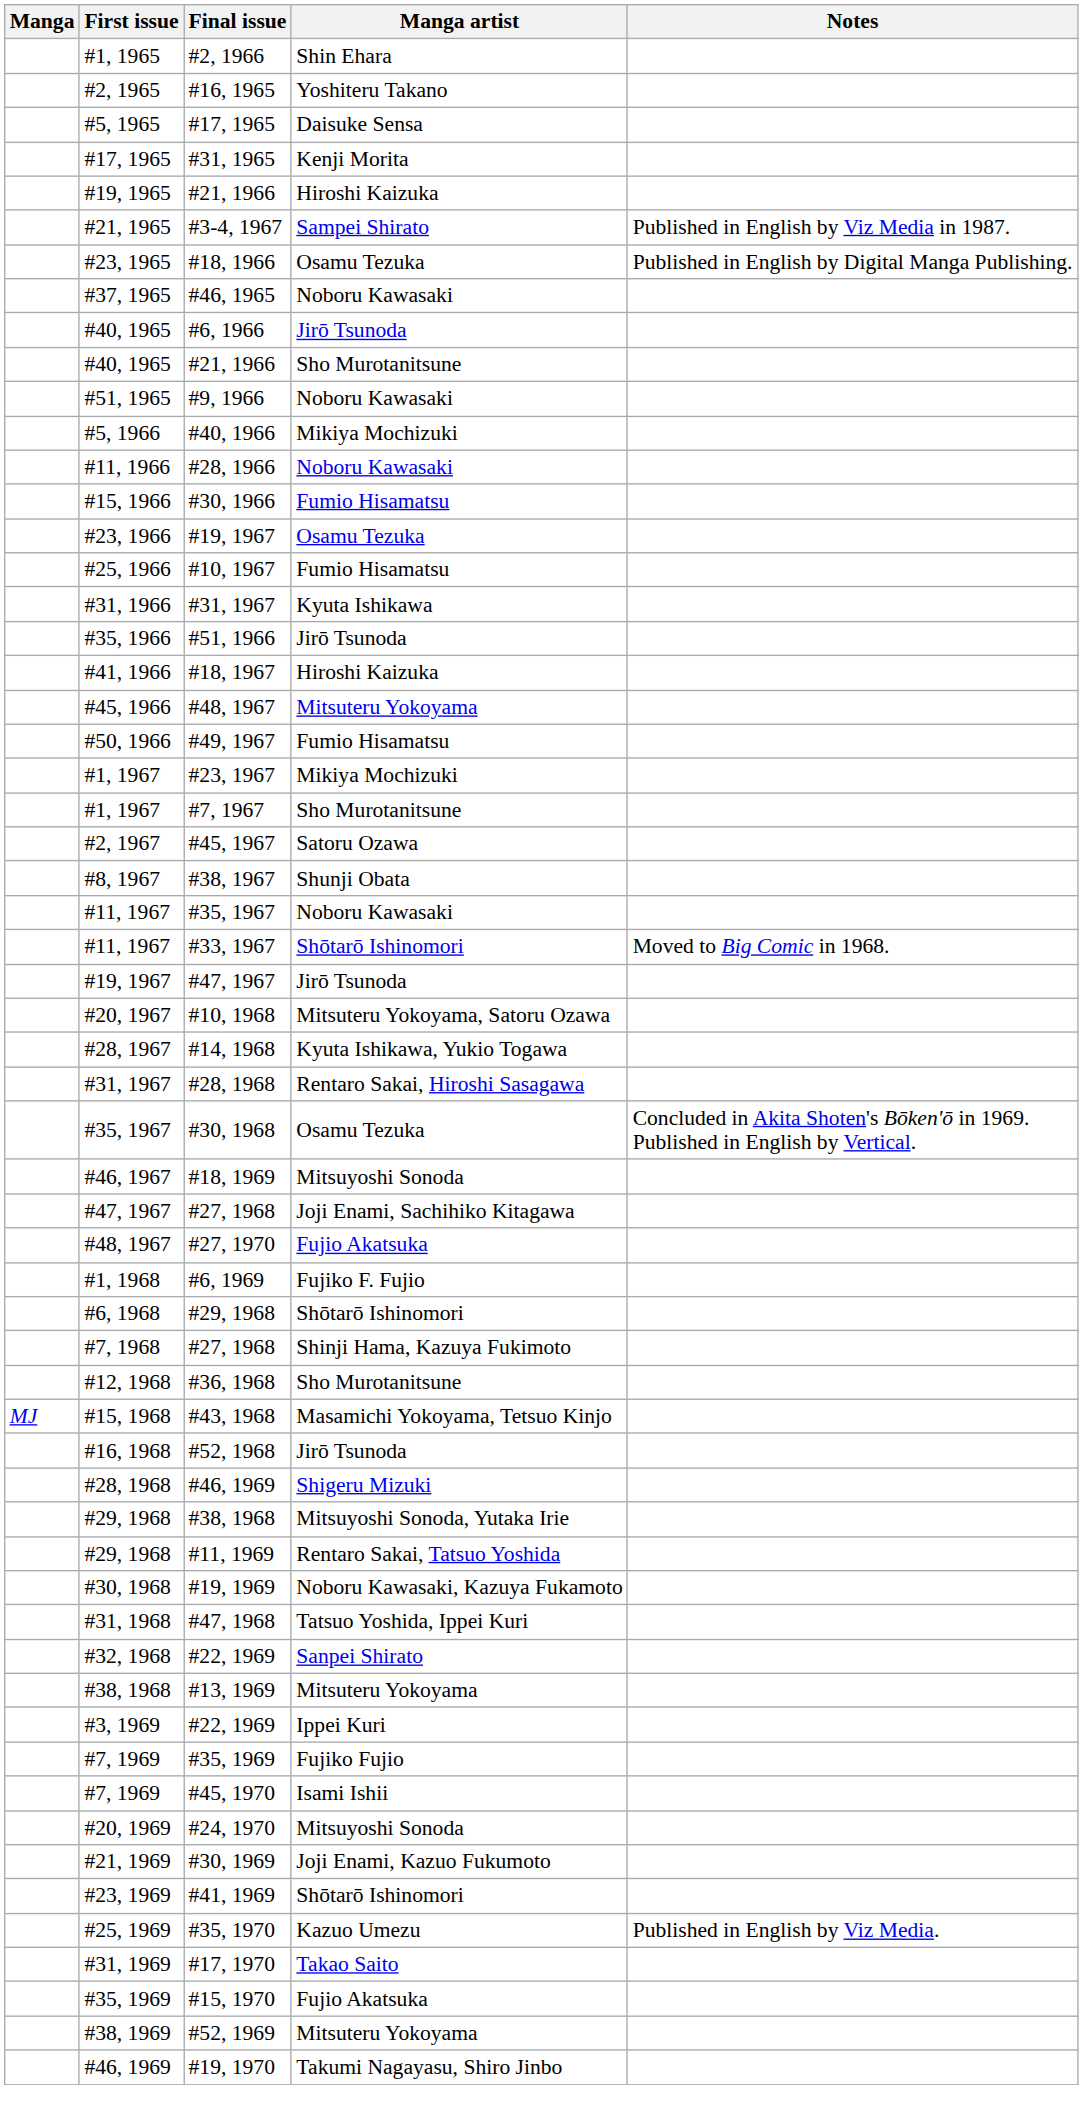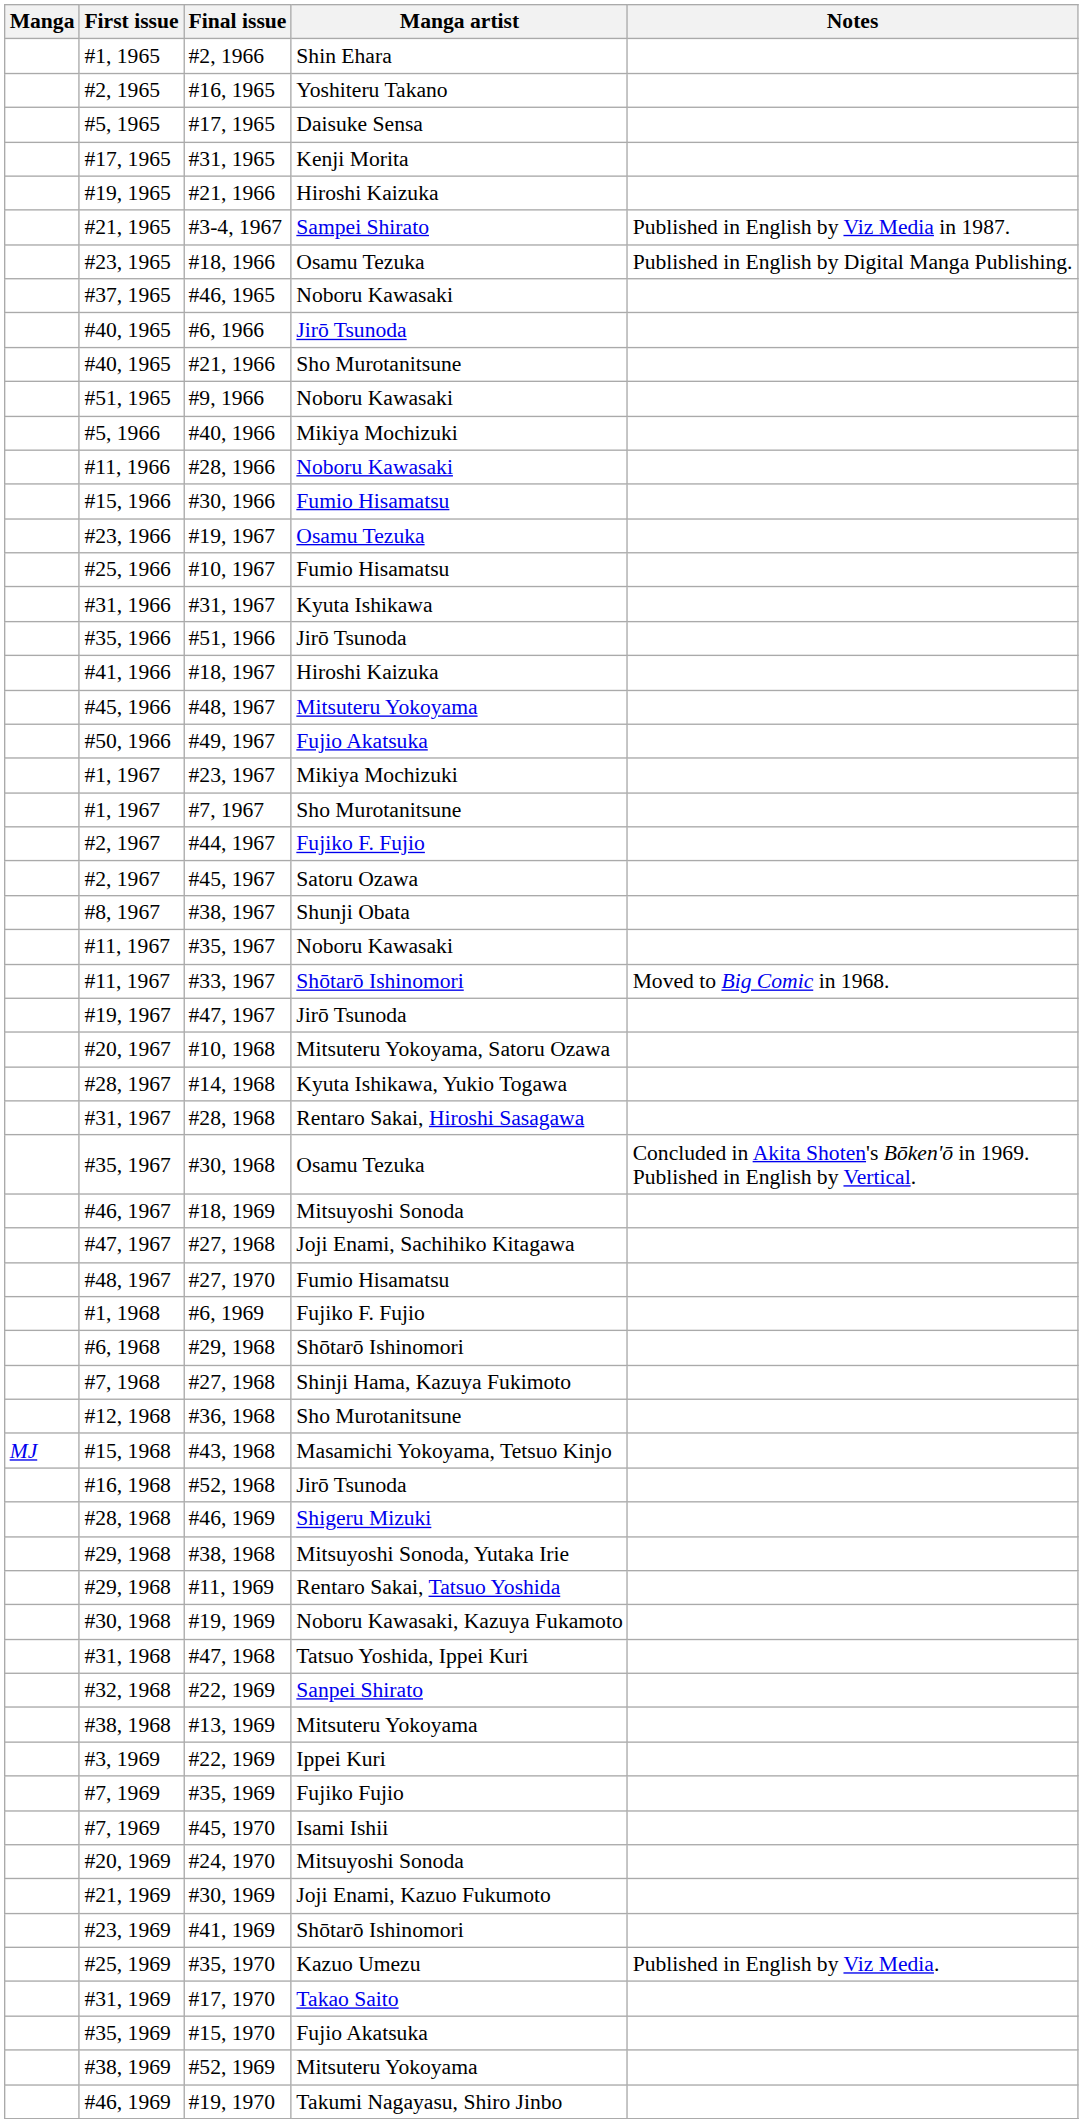(373, 741) Fumio Hisamatsu -> (362, 741) Fujio Akatsuka
+ row: (122, 843)
(362, 1244) Fujio Akatsuka -> (373, 1279) Fumio Hisamatsu
